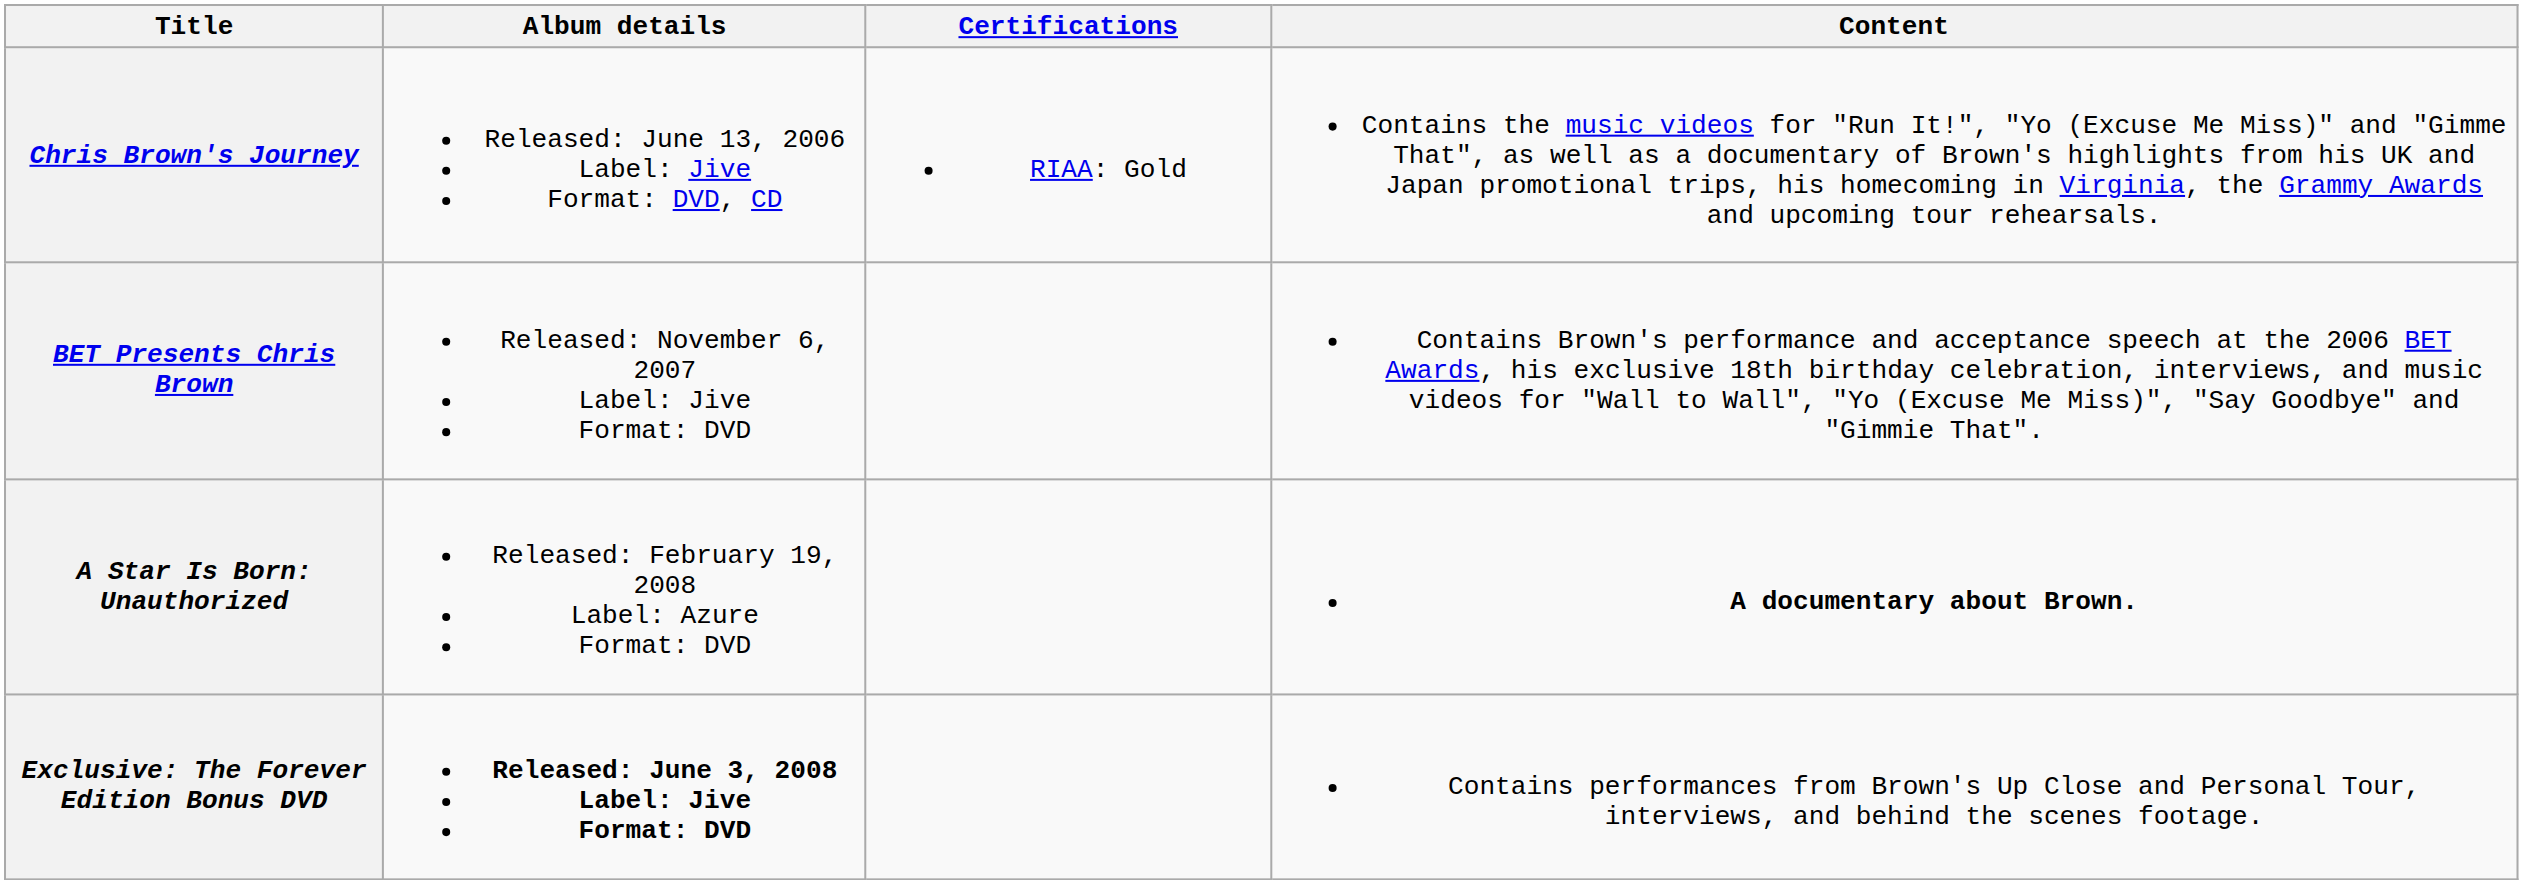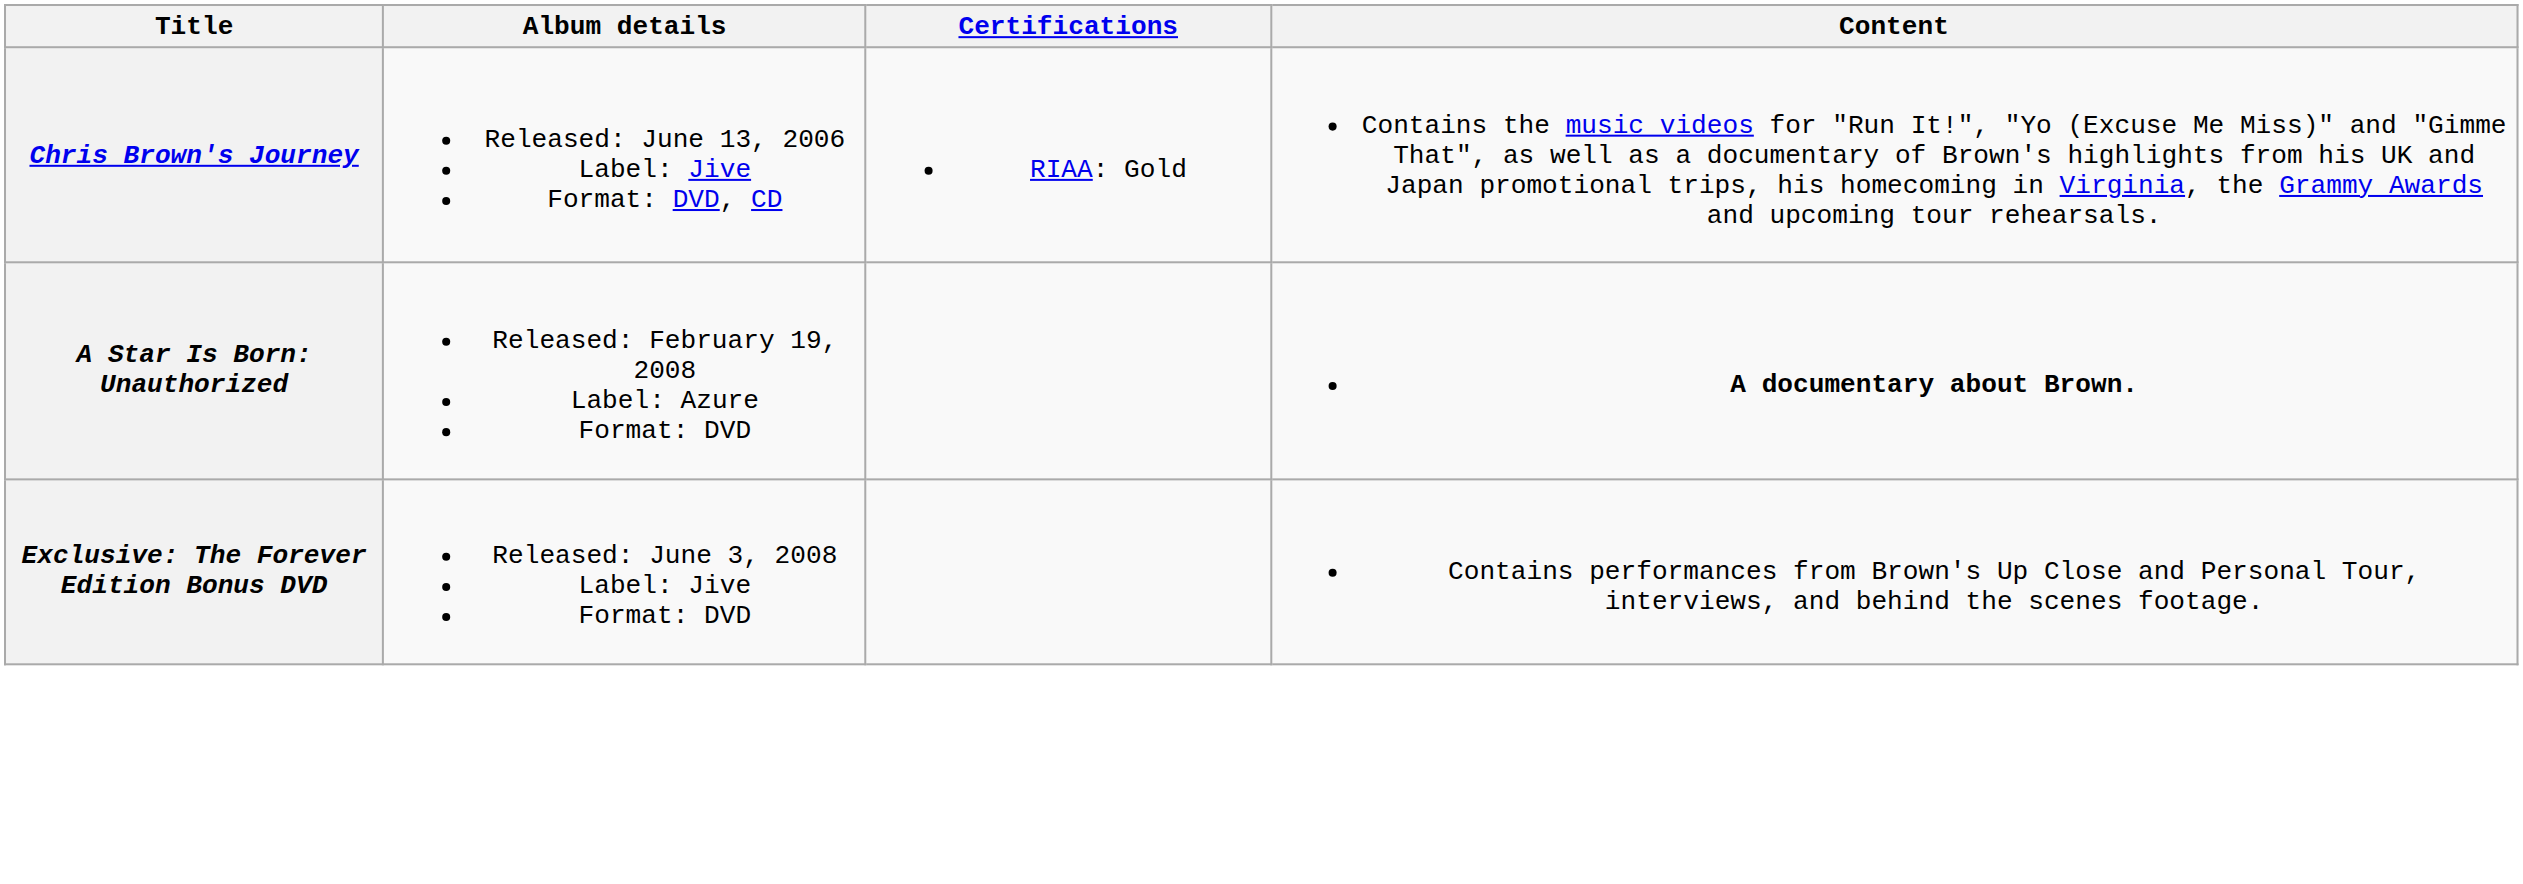- row: (194, 371)
(625, 802) bold -> (625, 586) normal
